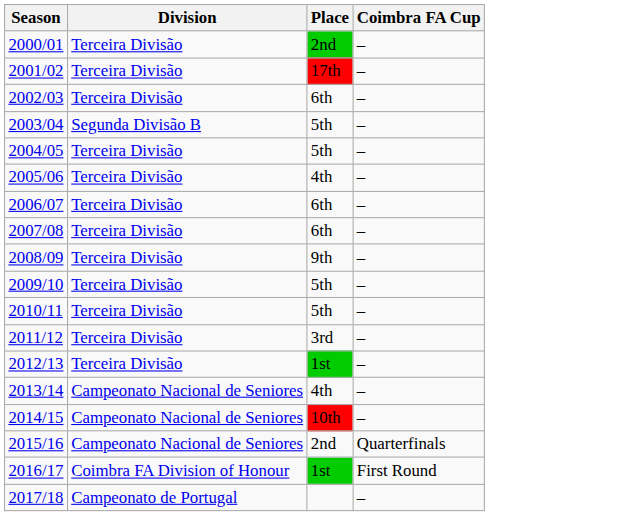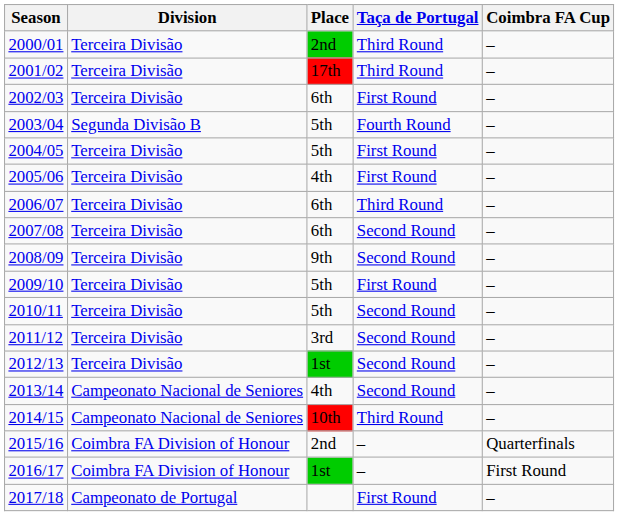+ column: (418, 17)
(187, 444) Campeonato Nacional de Seniores -> (180, 444) Coimbra FA Division of Honour
